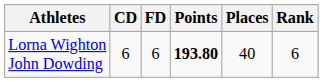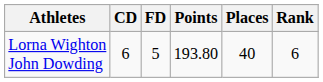(155, 54) 6 -> (155, 54) 5
(196, 54) bold -> (196, 54) normal
